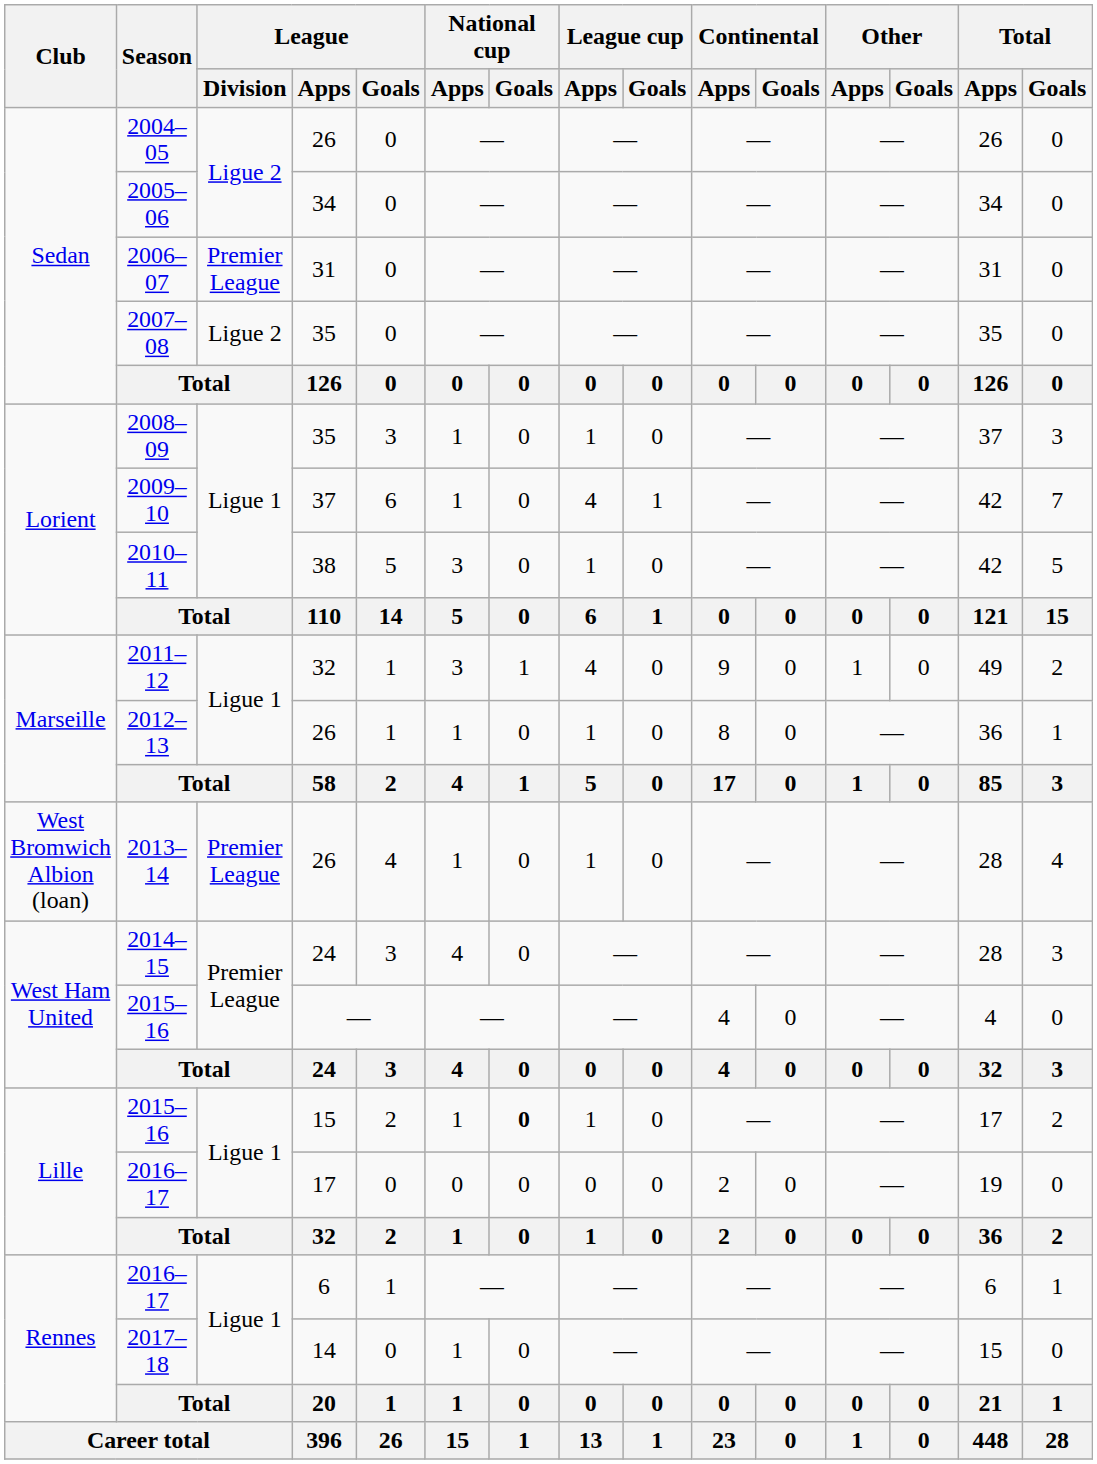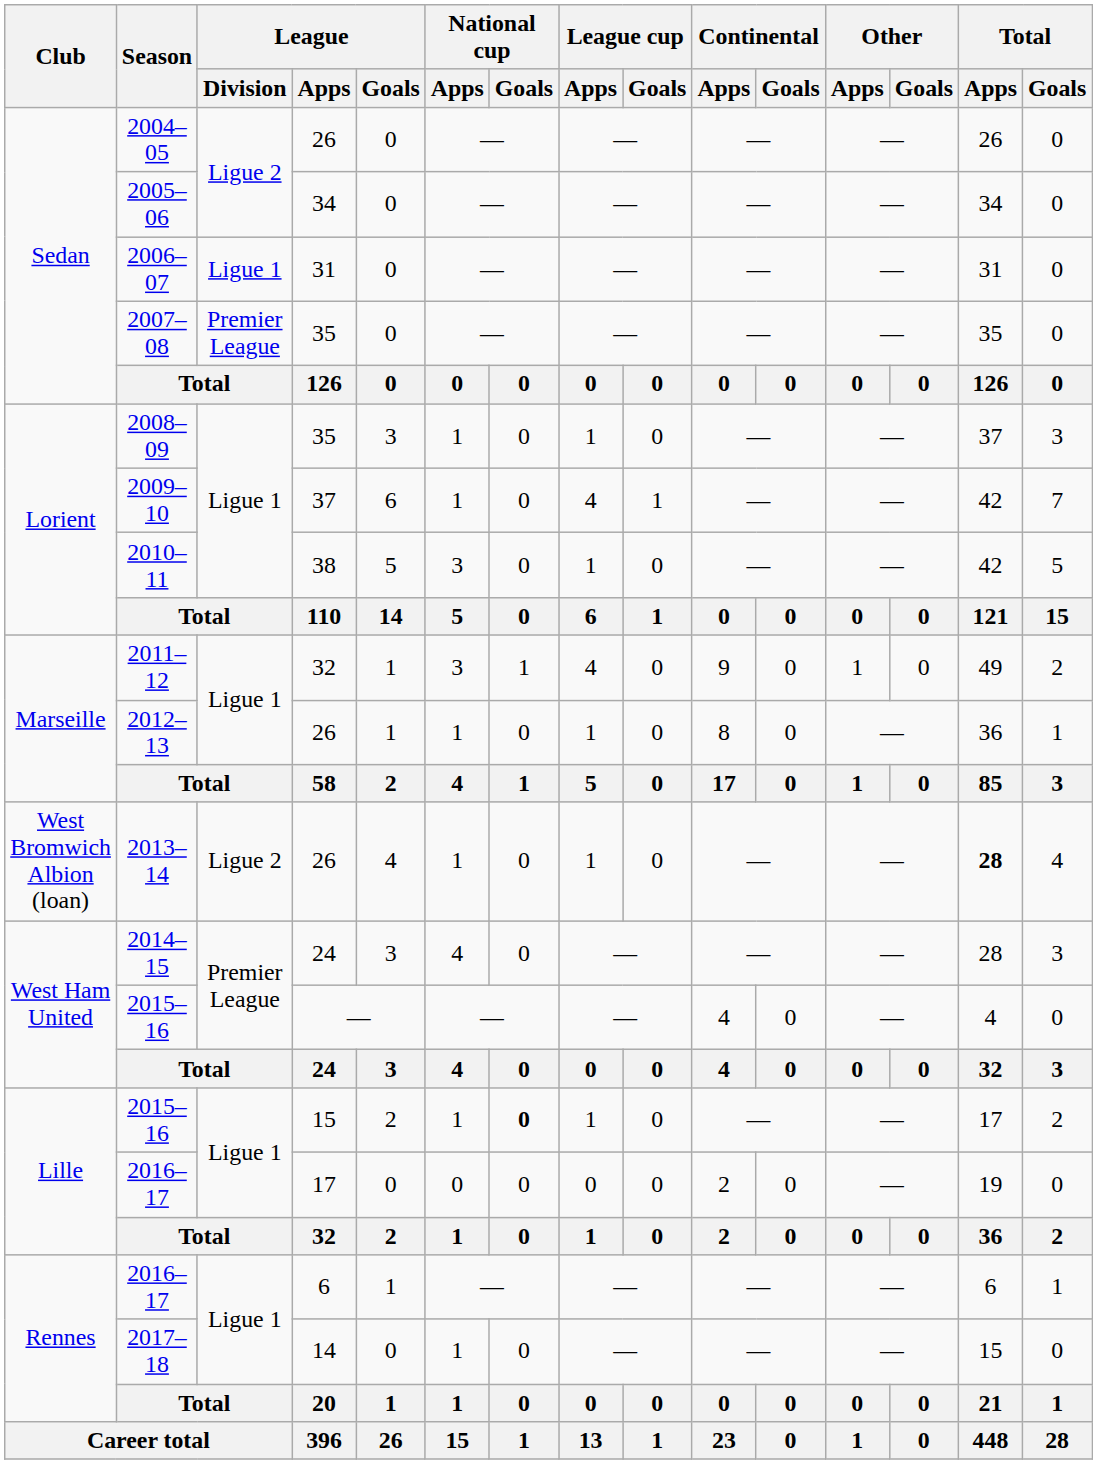(245, 268) Premier League -> (245, 268) Ligue 1
(245, 333) Ligue 2 -> (245, 333) Premier League
(245, 861) Premier League -> (245, 861) Ligue 2
(990, 861) normal -> (990, 861) bold
